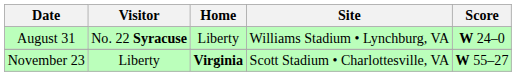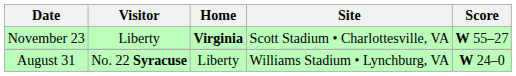rows swapped: (46, 37) <-> (46, 60)
